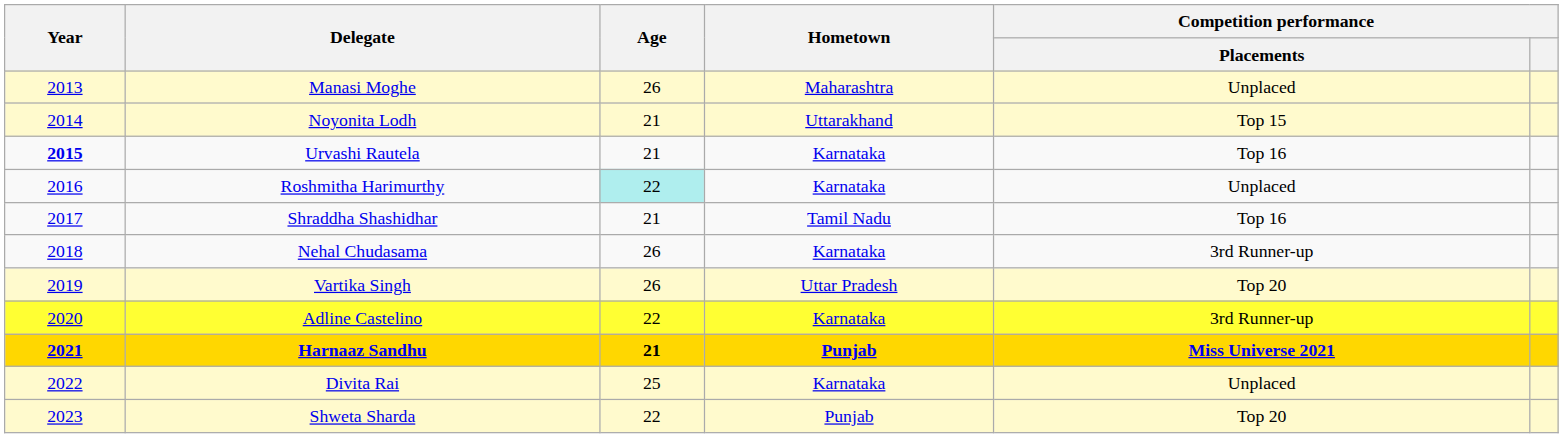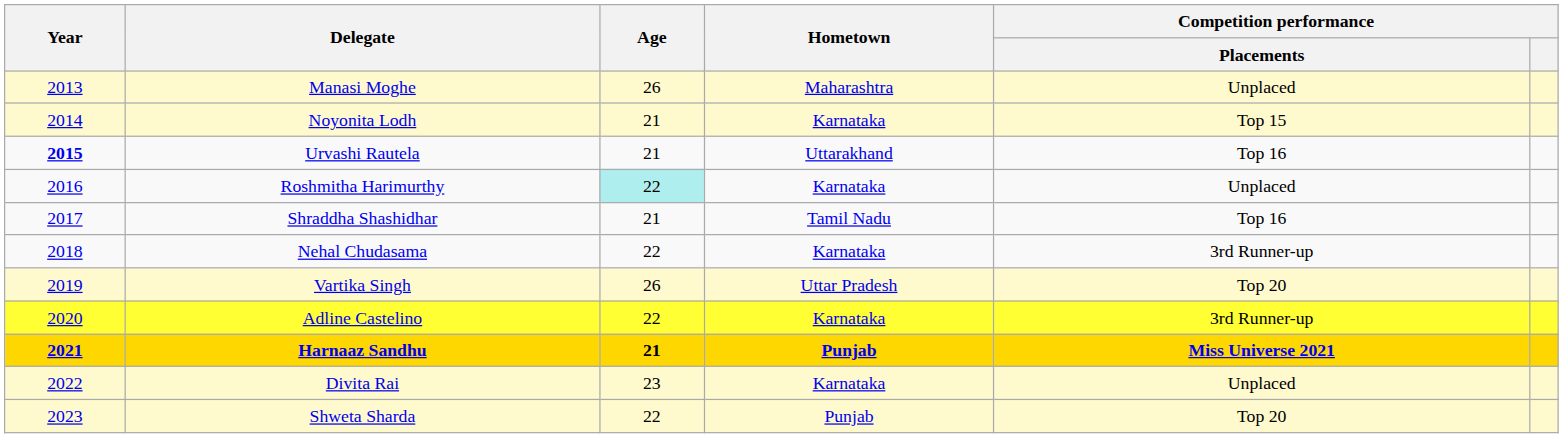(849, 120) Uttarakhand -> (849, 120) Karnataka
(849, 153) Karnataka -> (849, 153) Uttarakhand
(652, 252) 26 -> (652, 252) 22
(652, 383) 25 -> (652, 383) 23
